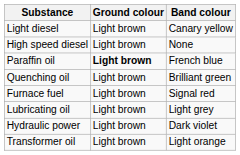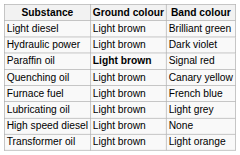(201, 28) Canary yellow -> (200, 28) Brilliant green
rows swapped: (47, 45) <-> (43, 126)
(196, 61) French blue -> (192, 61) Signal red
(200, 77) Brilliant green -> (201, 77) Canary yellow
(192, 93) Signal red -> (196, 93) French blue
